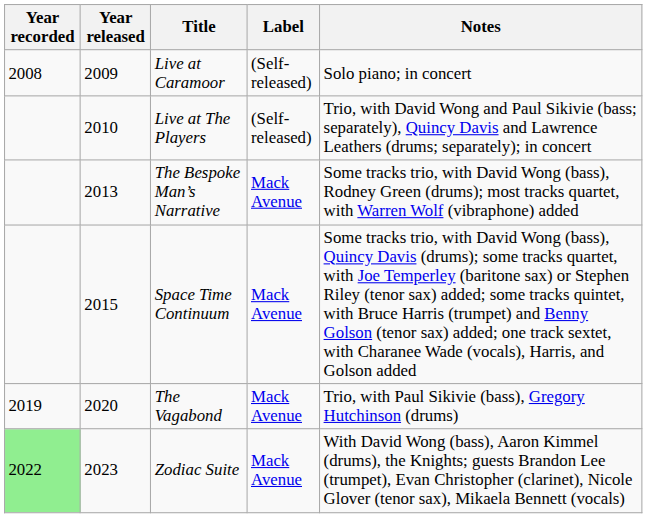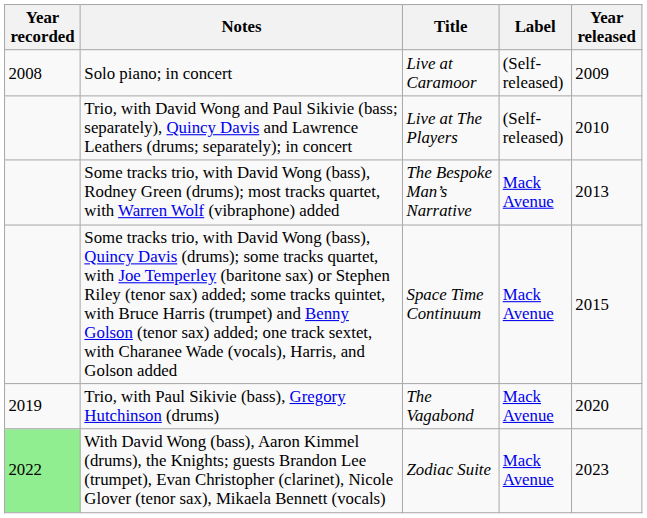columns swapped: (116, 27) <-> (481, 27)
